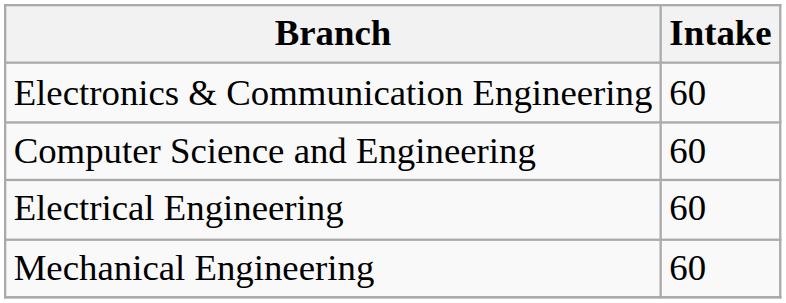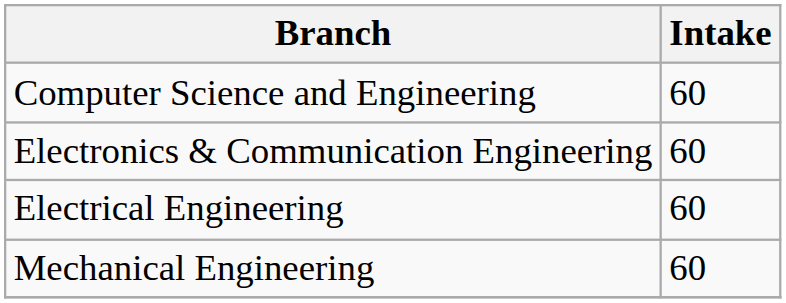rows swapped: (275, 150) <-> (333, 92)
